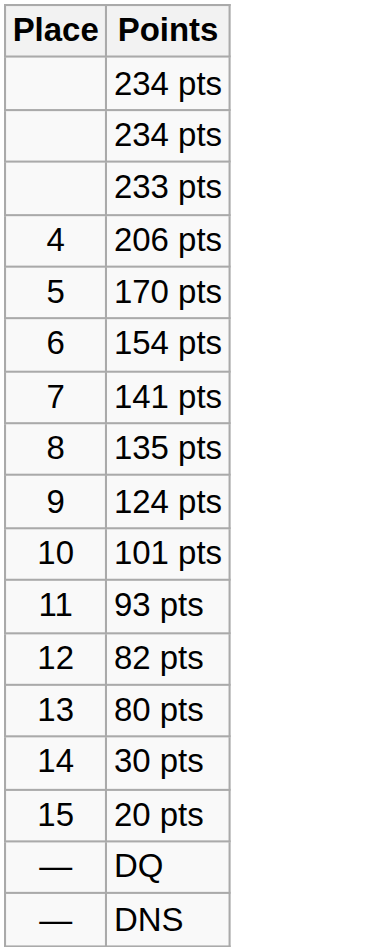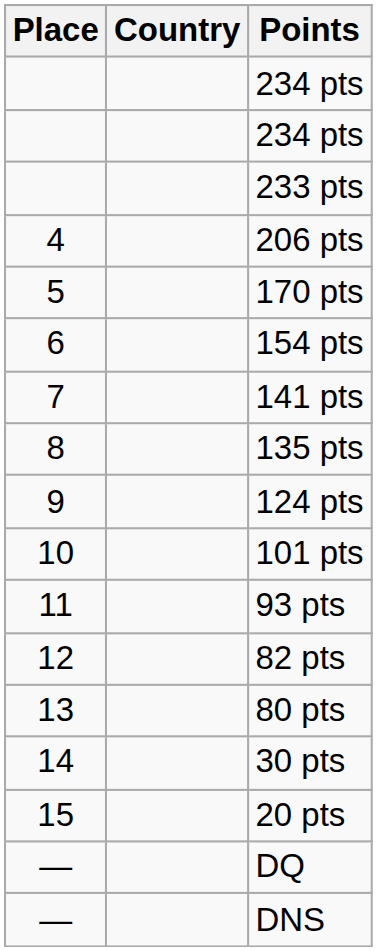+ column: (177, 30)
